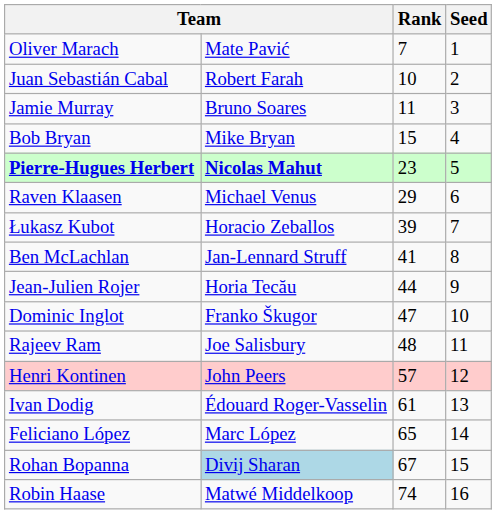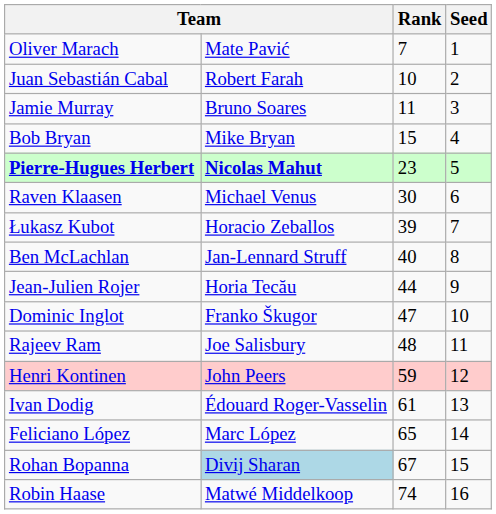(407, 197) 29 -> (407, 197) 30
(407, 256) 41 -> (407, 256) 40
(407, 375) 57 -> (407, 375) 59
